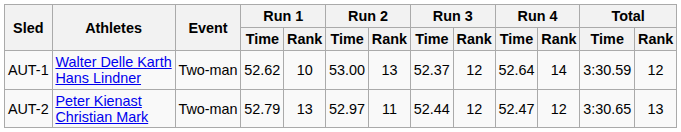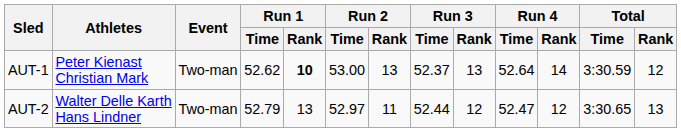(114, 70) Walter Delle Karth Hans Lindner -> (102, 70) Peter Kienast Christian Mark
(305, 70) normal -> (305, 70) bold
(474, 70) 12 -> (474, 70) 13
(102, 109) Peter Kienast Christian Mark -> (114, 109) Walter Delle Karth Hans Lindner
